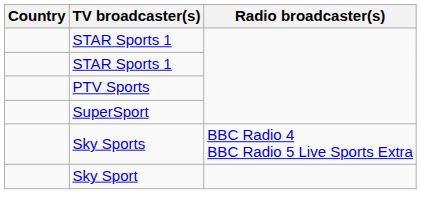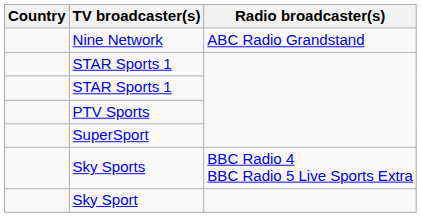+ row: (118, 40)
